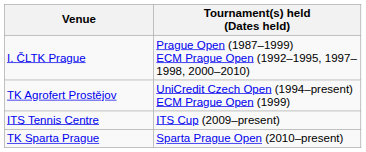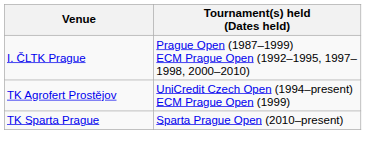- row: (53, 120)
